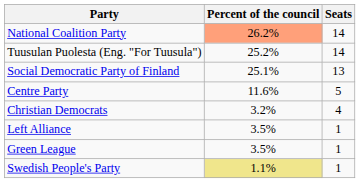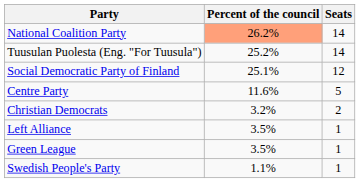(338, 71) 13 -> (338, 71) 12
(338, 110) 4 -> (338, 110) 2
(263, 168) khaki background -> (263, 168) no background
